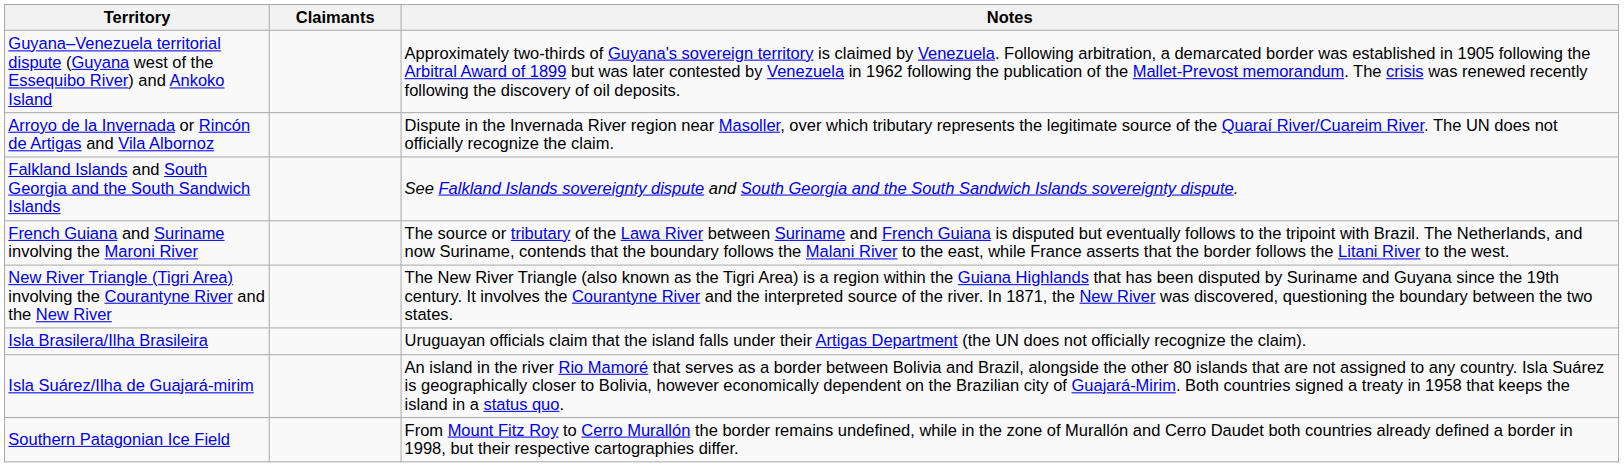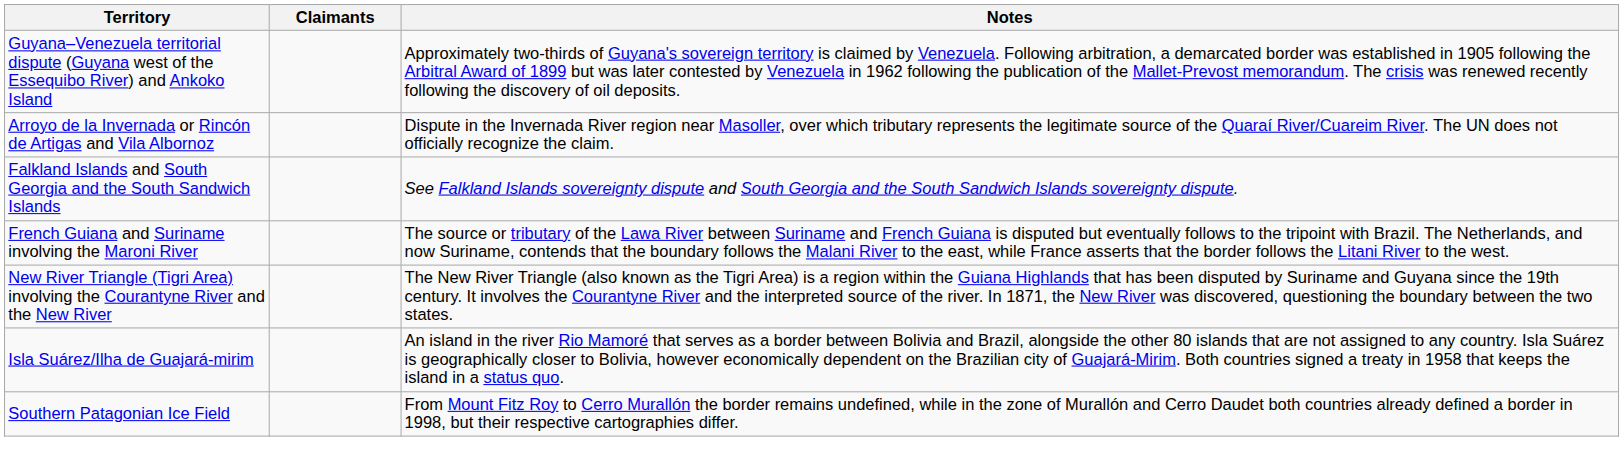- row: (108, 341)
